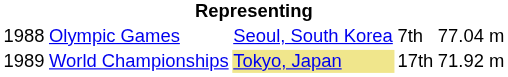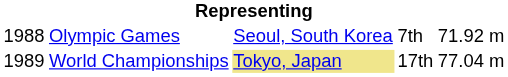(471, 36) 77.04 m -> (471, 36) 71.92 m
(471, 61) 71.92 m -> (471, 61) 77.04 m
